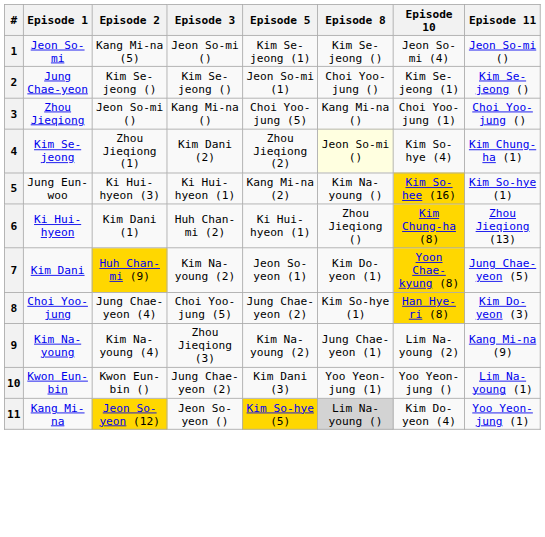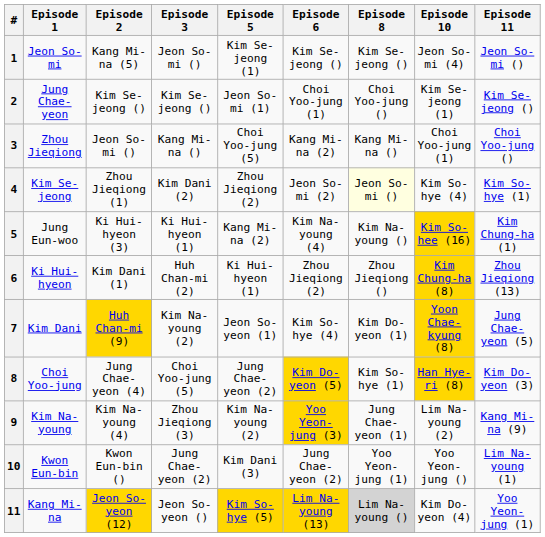+ column: (316, 20)
(503, 151) Kim Chung-ha (1) -> (507, 190) Kim So-hye (1)
(503, 188) Kim So-hye (1) -> (507, 234) Kim Chung-ha (1)
